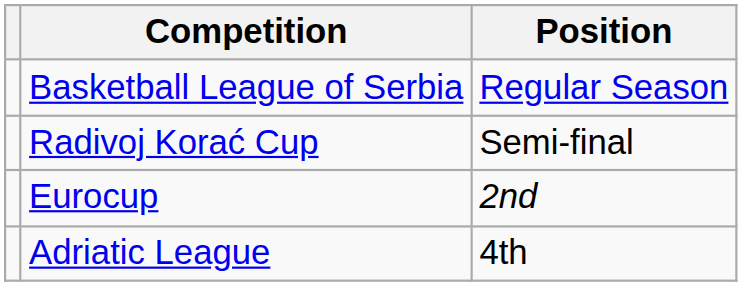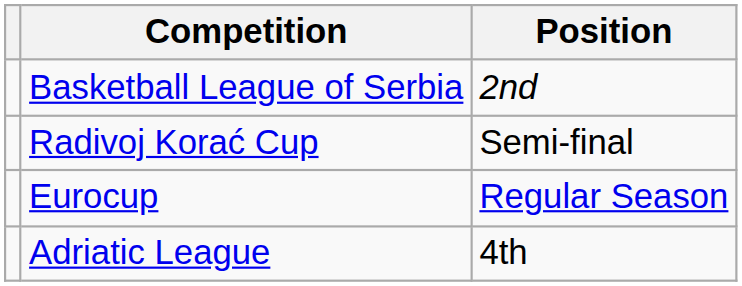(604, 87) Regular Season -> (508, 87) 2nd
(508, 197) 2nd -> (604, 197) Regular Season
